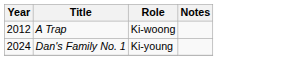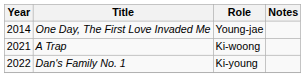+ row: (123, 30)
(19, 30) 2012 -> (19, 47) 2021
(19, 47) 2024 -> (19, 64) 2022
